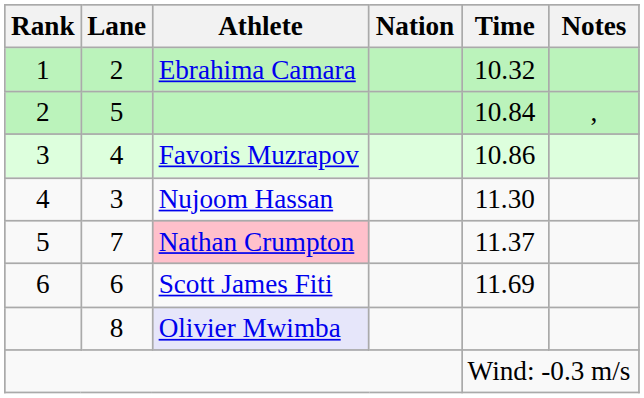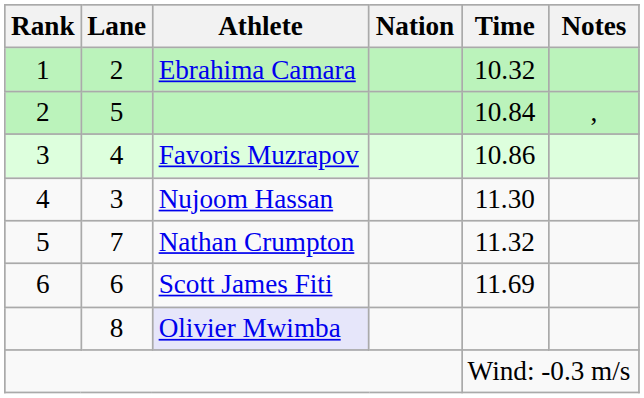(256, 241) pink background -> (256, 241) no background
(505, 241) 11.37 -> (505, 241) 11.32
